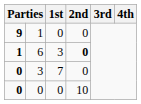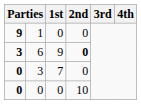(19, 52) 1 -> (19, 52) 3
(60, 52) 3 -> (60, 52) 9
